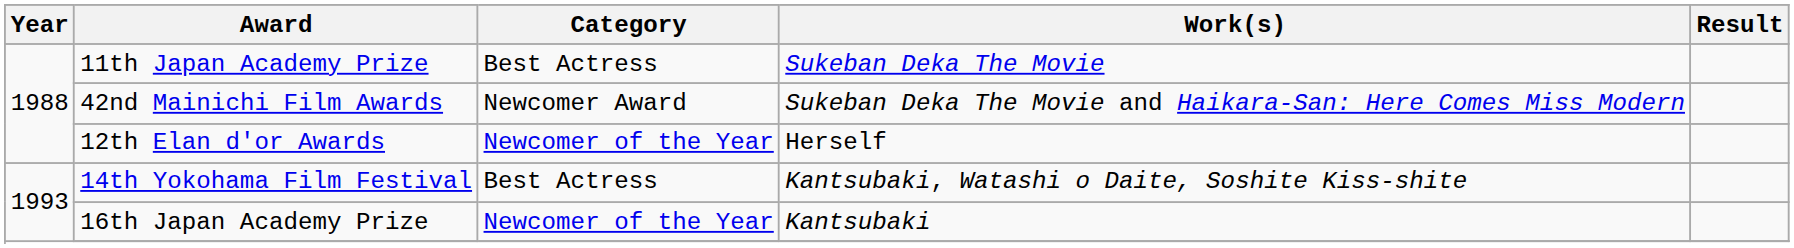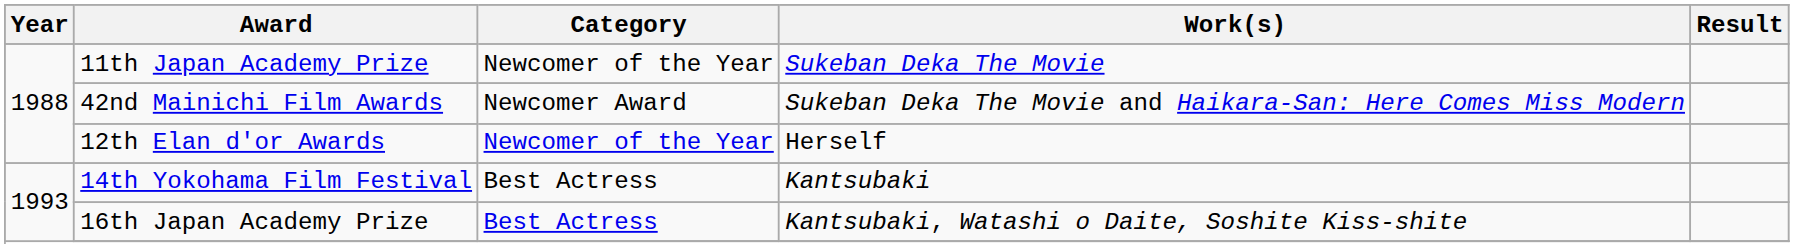(571, 64) Best Actress -> (629, 64) Newcomer of the Year
(1126, 182) Kantsubaki, Watashi o Daite, Soshite Kiss-shite -> (858, 182) Kantsubaki
(629, 222) Newcomer of the Year -> (571, 222) Best Actress
(858, 222) Kantsubaki -> (1126, 222) Kantsubaki, Watashi o Daite, Soshite Kiss-shite
